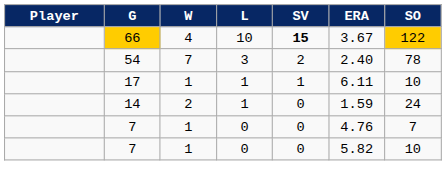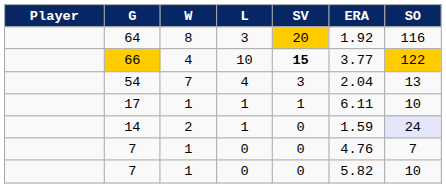+ row: (132, 38)
(357, 38) 3.67 -> (357, 60) 3.77
(244, 60) 3 -> (244, 82) 4
(301, 60) 2 -> (301, 82) 3
(357, 60) 2.40 -> (357, 82) 2.04
(413, 60) 78 -> (413, 82) 13
(413, 105) no background -> (413, 127) lavender background
